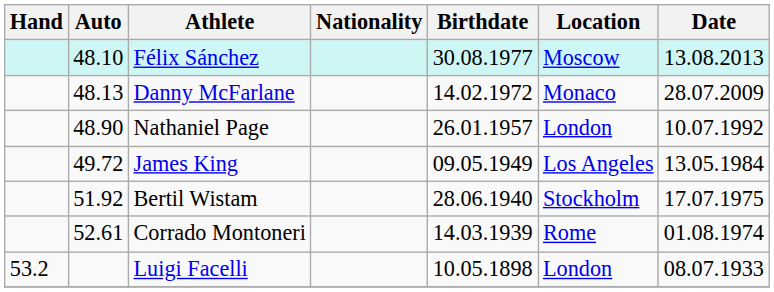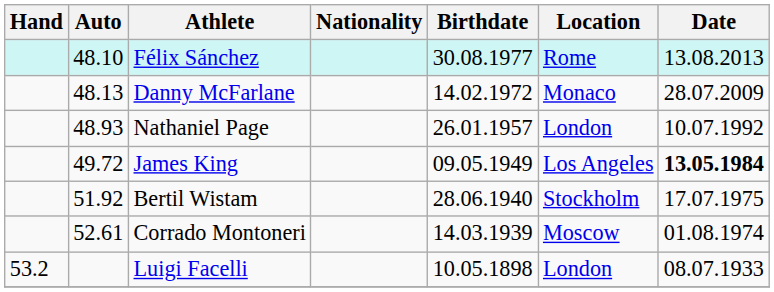(581, 57) Moscow -> (570, 57) Rome
(98, 127) 48.90 -> (98, 127) 48.93
(714, 163) normal -> (714, 163) bold
(570, 233) Rome -> (581, 233) Moscow
